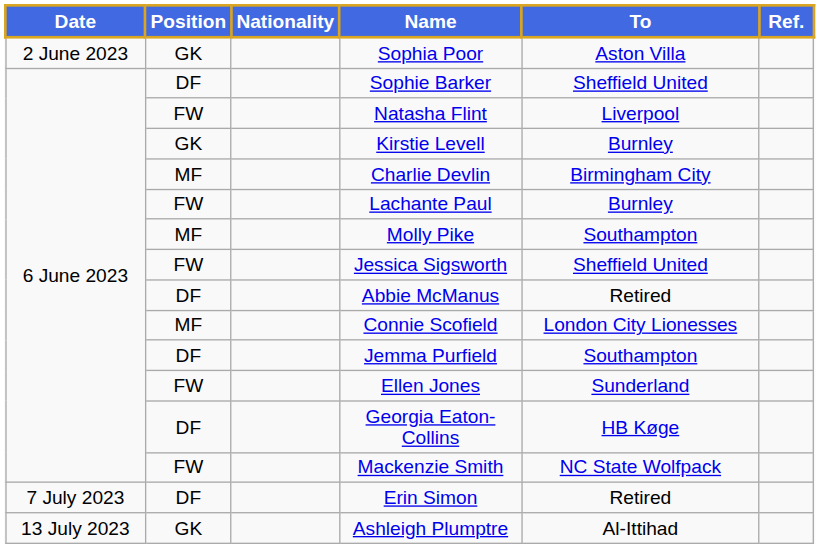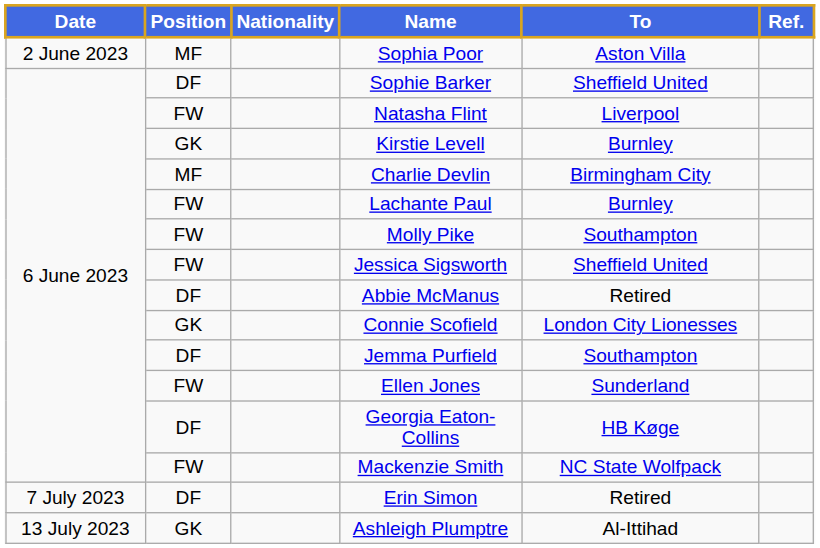(188, 53) GK -> (188, 53) MF
(188, 235) MF -> (188, 235) FW
(188, 325) MF -> (188, 325) GK
